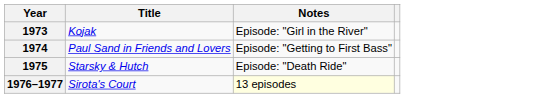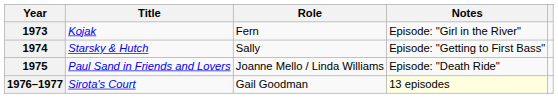+ column: (310, 13)
(149, 48) Paul Sand in Friends and Lovers -> (108, 48) Starsky & Hutch
(108, 66) Starsky & Hutch -> (149, 66) Paul Sand in Friends and Lovers
